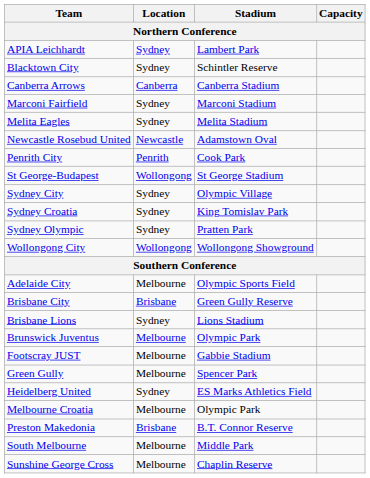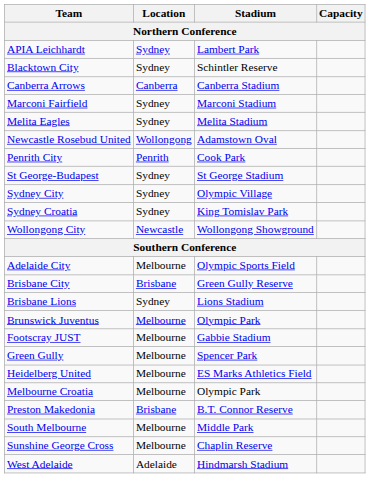(160, 139) Newcastle -> (164, 139) Wollongong
(164, 175) Wollongong -> (153, 175) Sydney
- row: (45, 229)
(164, 247) Wollongong -> (160, 229) Newcastle
(153, 391) Sydney -> (161, 373) Melbourne
+ row: (40, 463)
